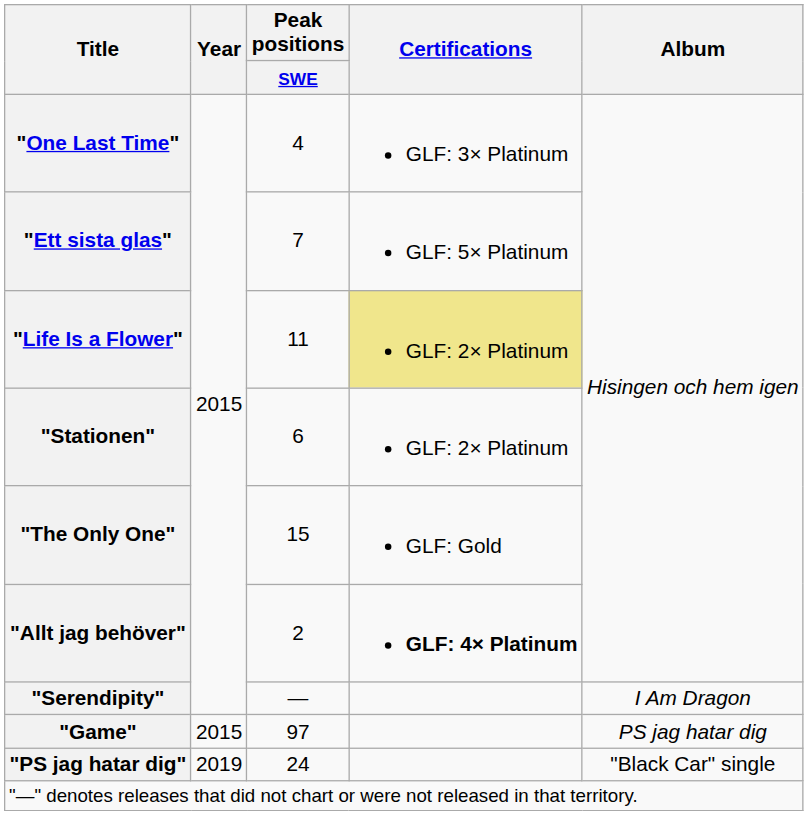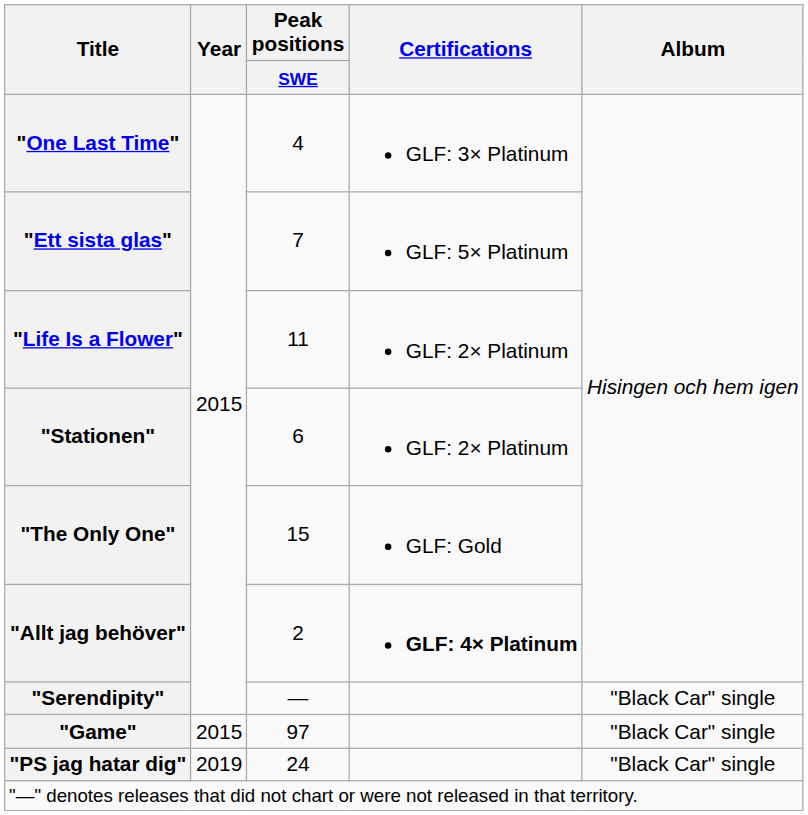(466, 351) khaki background -> (466, 351) no background
(693, 698) I Am Dragon -> (693, 698) "Black Car" single
(693, 731) PS jag hatar dig -> (693, 731) "Black Car" single
